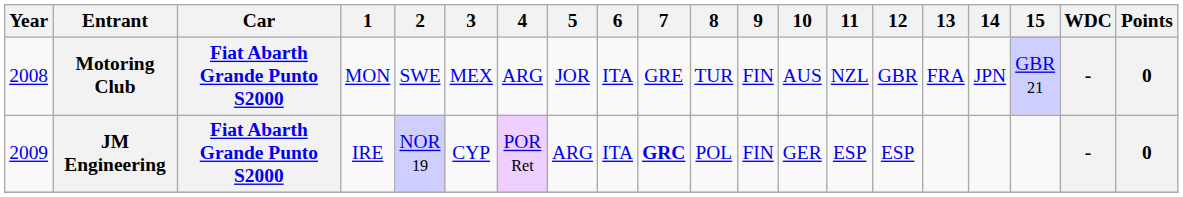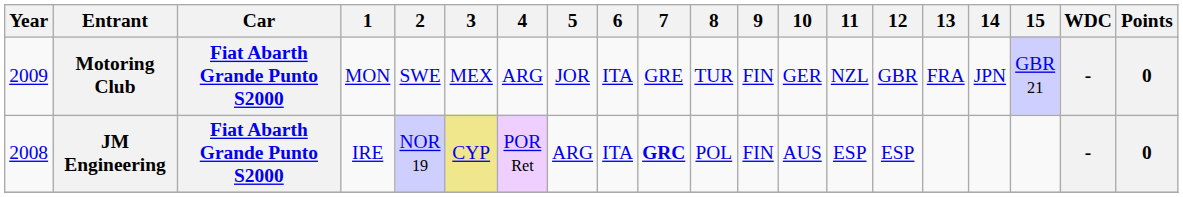(29, 75) 2008 -> (29, 75) 2009
(802, 75) AUS -> (802, 75) GER
(29, 153) 2009 -> (29, 153) 2008
(471, 153) no background -> (471, 153) khaki background
(802, 153) GER -> (802, 153) AUS
